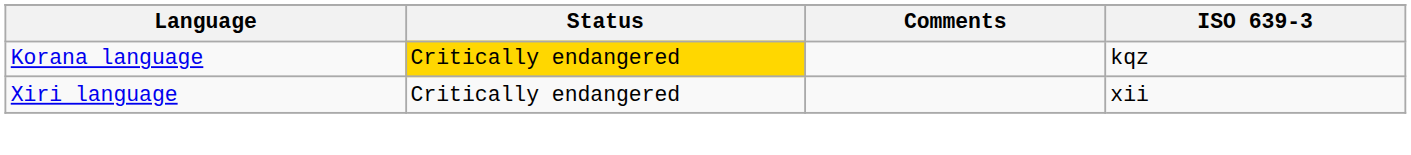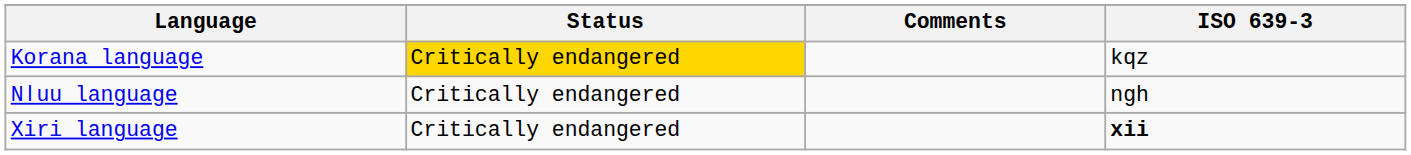+ row: (94, 95)
(1130, 95) normal -> (1130, 131) bold
